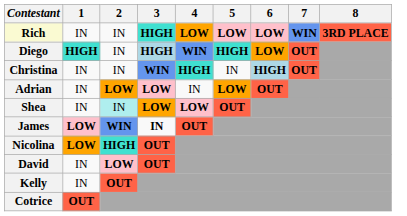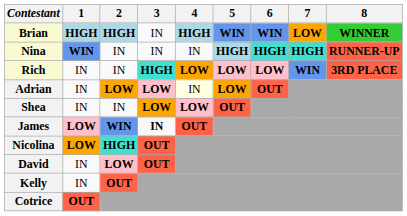+ row: (33, 32)
+ row: (33, 51)
- row: (33, 51)
- row: (33, 70)
(194, 88) no background -> (194, 88) lightyellow background
(119, 107) paleturquoise background -> (119, 107) no background
